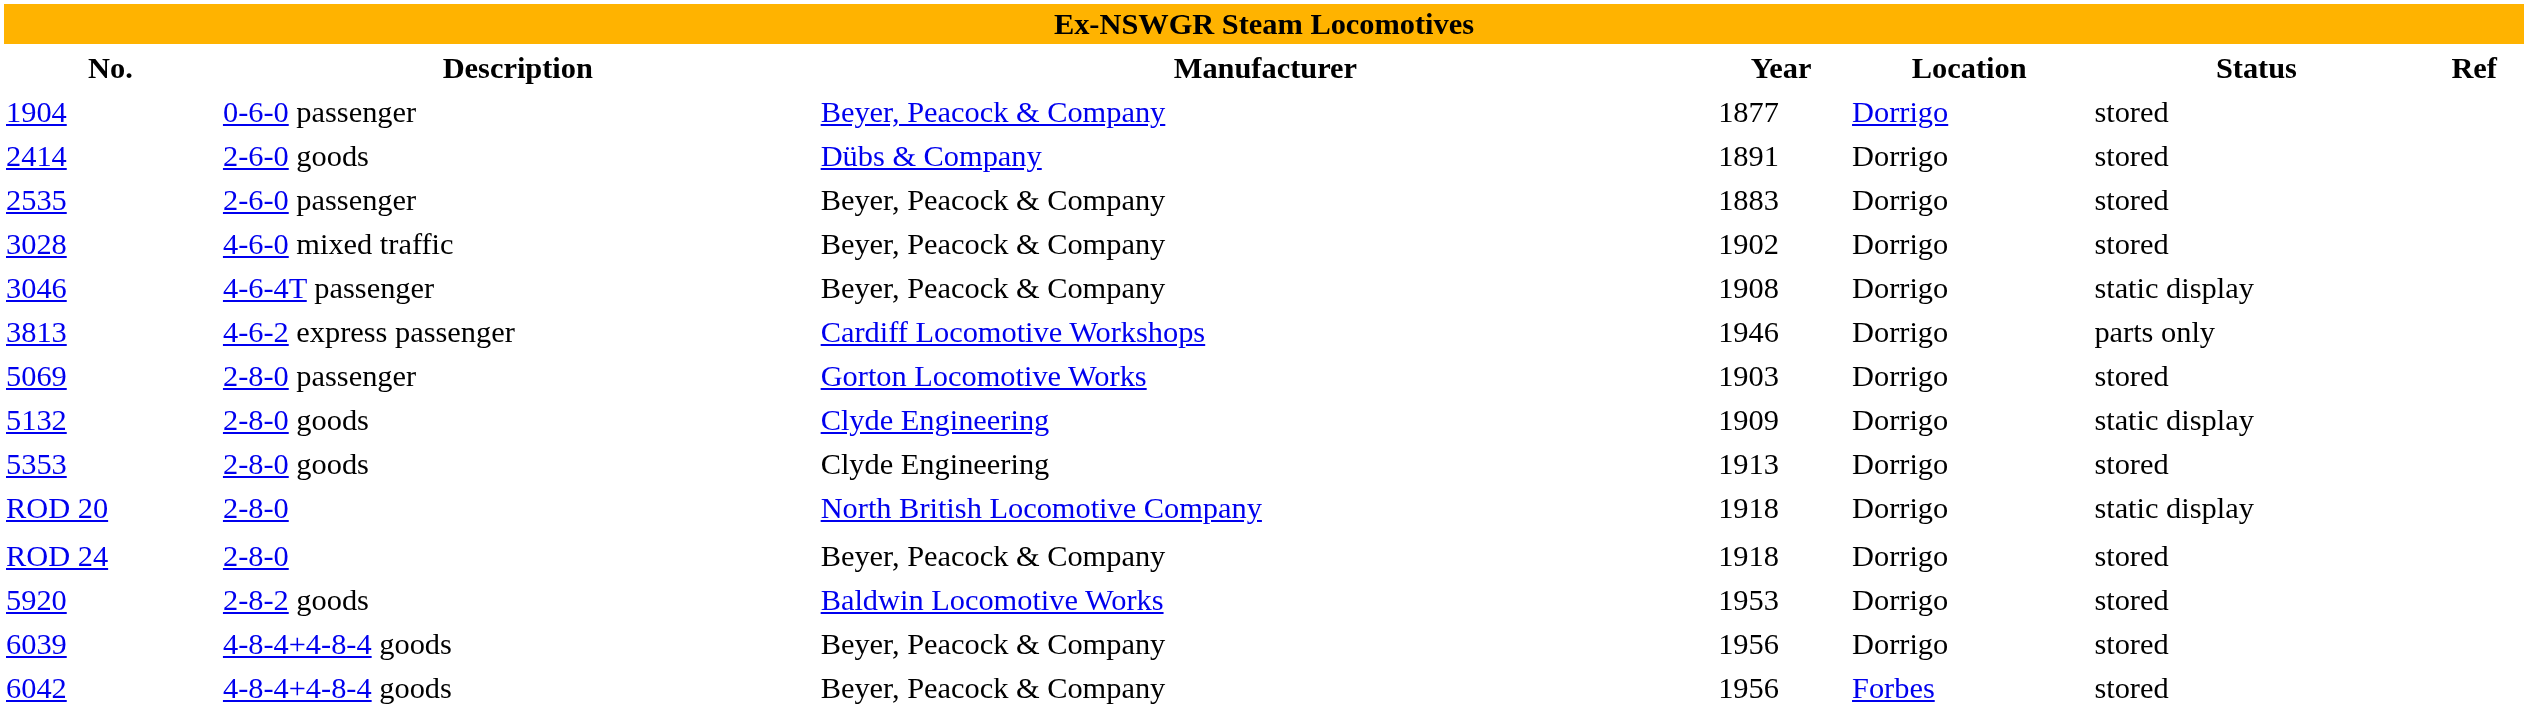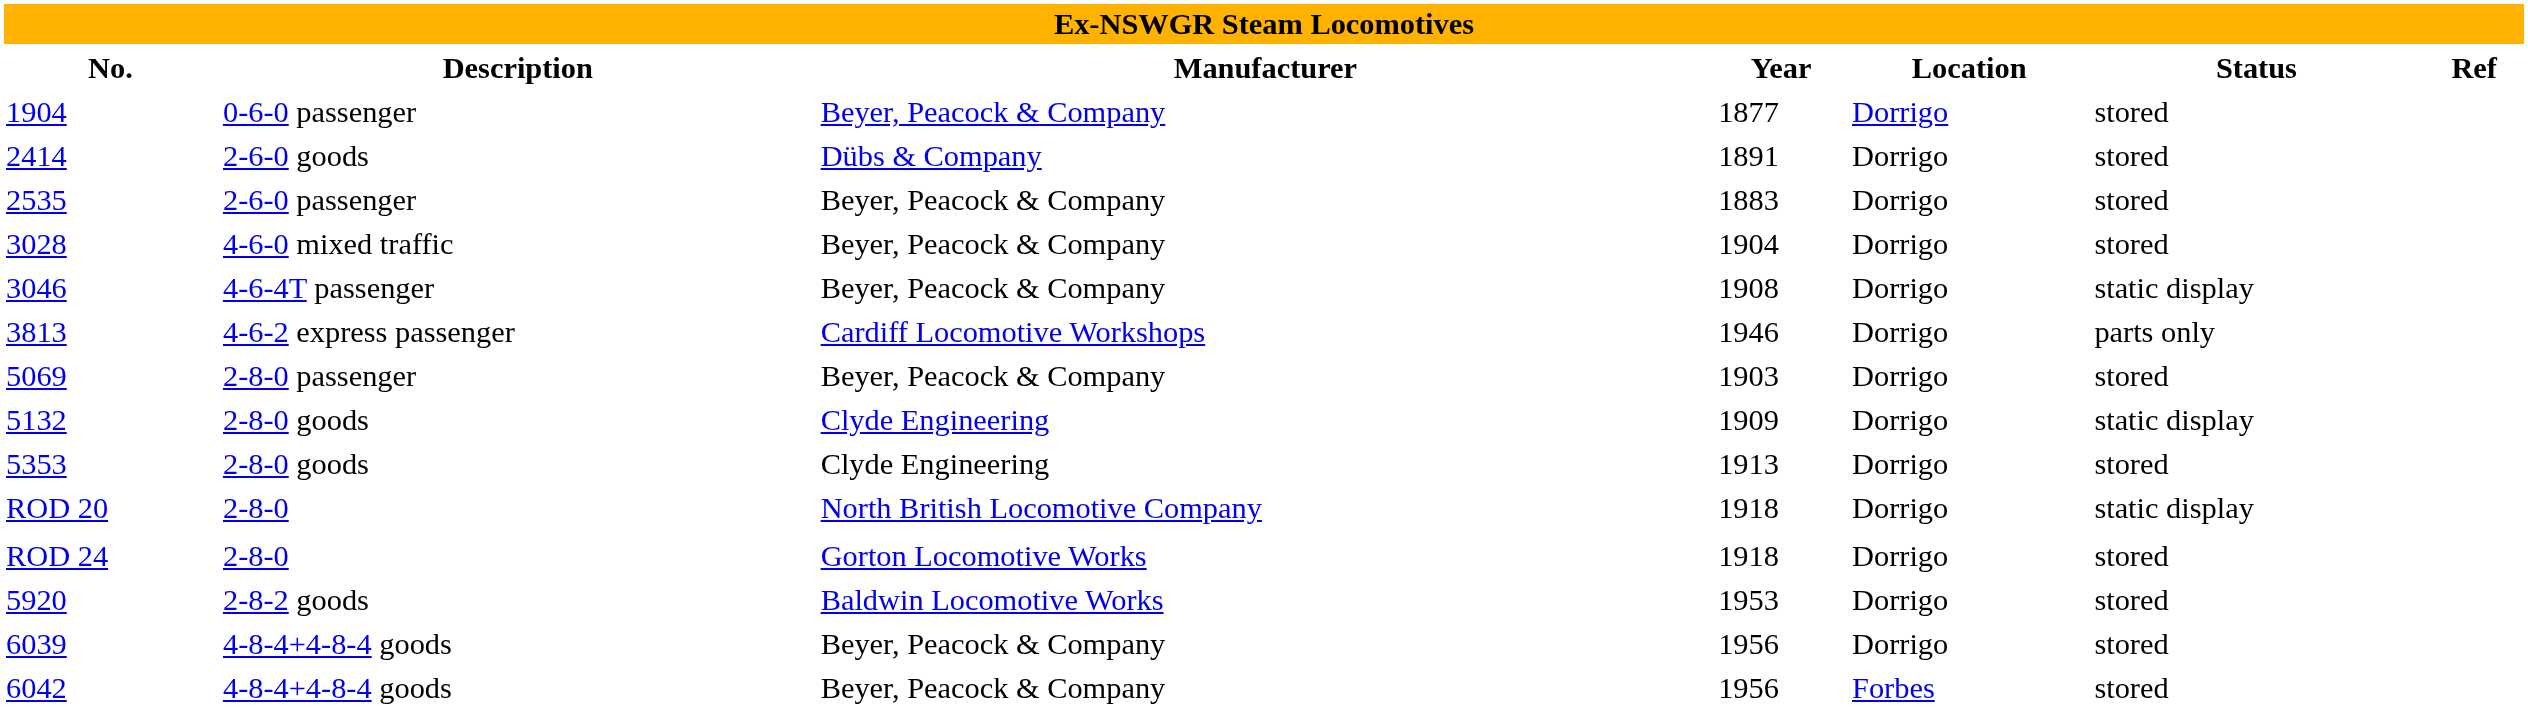(1748, 243) 1902 -> (1748, 243) 1904
(984, 375) Gorton Locomotive Works -> (993, 375) Beyer, Peacock & Company
(993, 555) Beyer, Peacock & Company -> (984, 555) Gorton Locomotive Works
